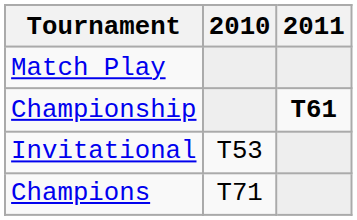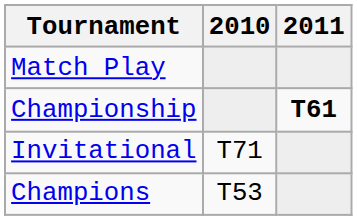(240, 152) T53 -> (240, 152) T71
(240, 194) T71 -> (240, 194) T53
